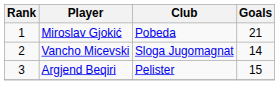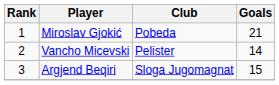(184, 51) Sloga Jugomagnat -> (155, 51) Pelister
(155, 70) Pelister -> (184, 70) Sloga Jugomagnat
